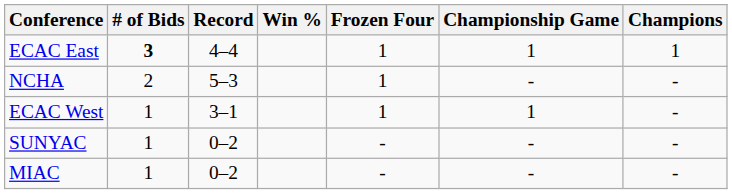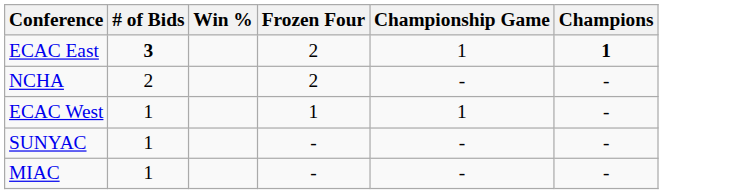- column: (223, 19)
(383, 50) 1 -> (313, 50) 2
(675, 50) normal -> (606, 50) bold
(383, 81) 1 -> (313, 81) 2
